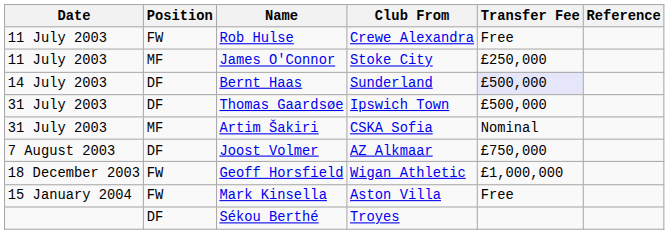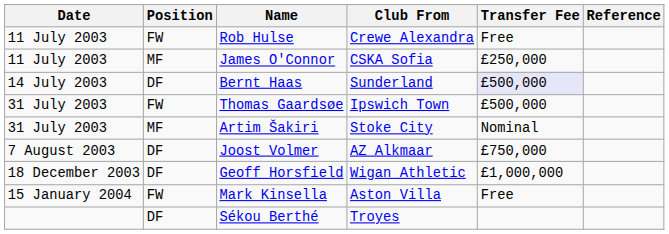(391, 61) Stoke City -> (391, 61) CSKA Sofia
(155, 106) DF -> (155, 106) FW
(391, 128) CSKA Sofia -> (391, 128) Stoke City
(155, 173) FW -> (155, 173) DF
